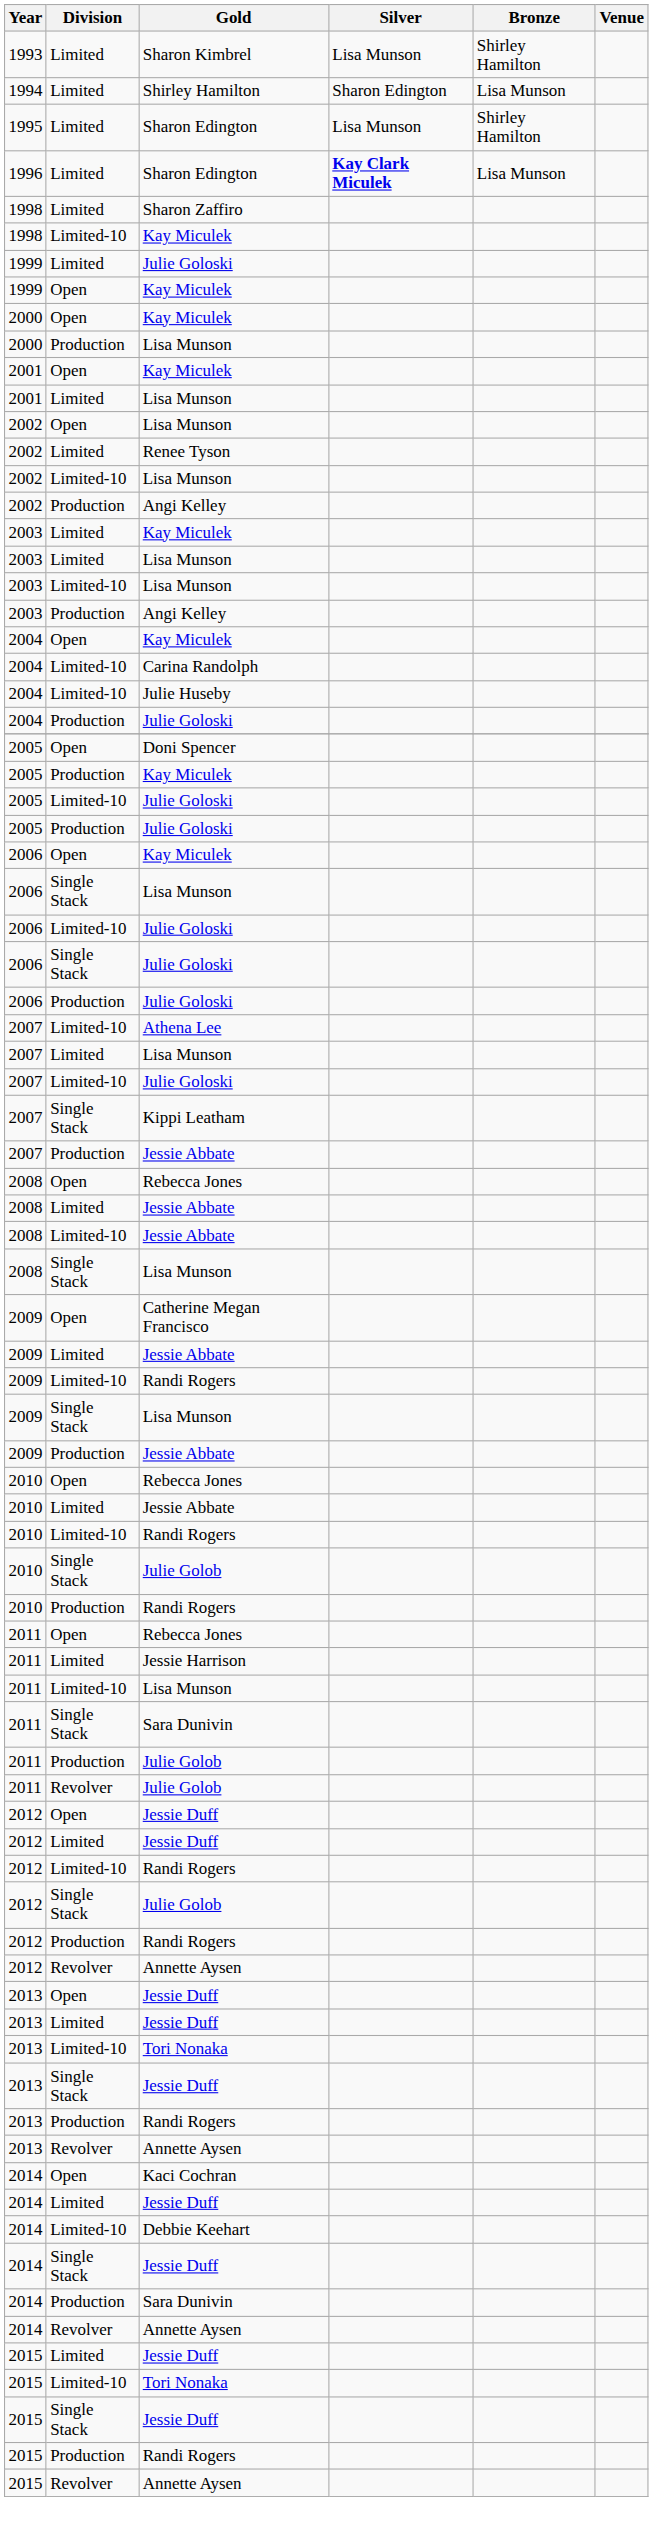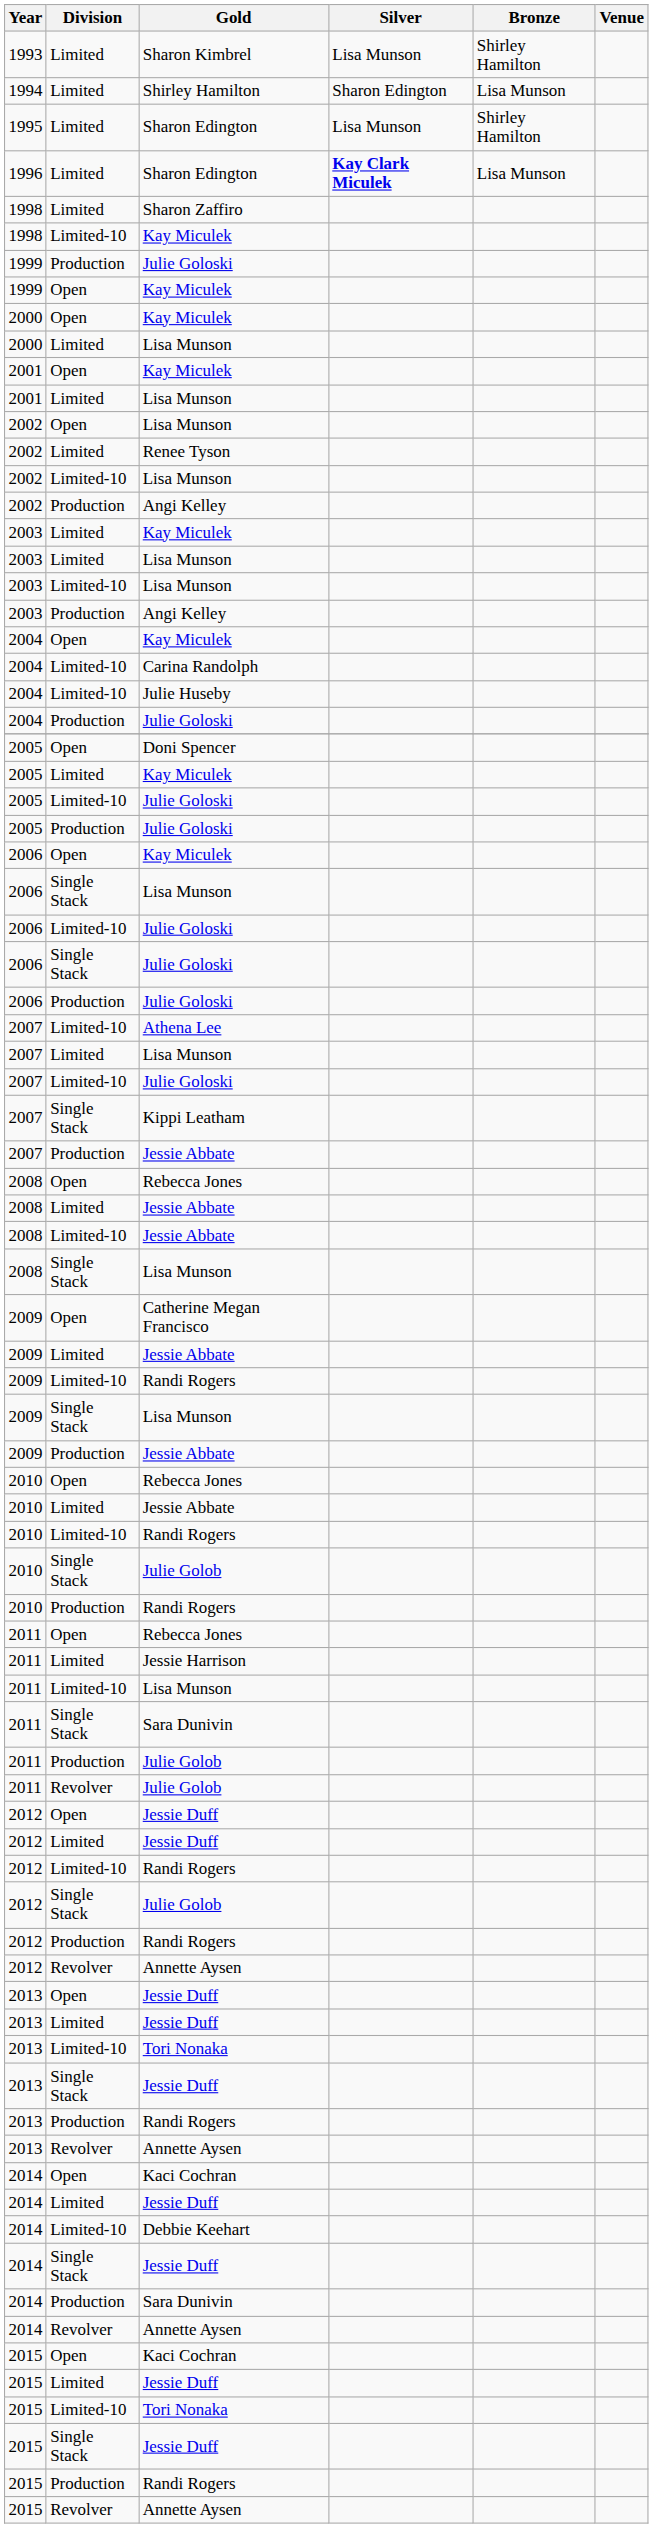(77, 263) Limited -> (87, 263) Production
(87, 344) Production -> (77, 344) Limited
(87, 774) Production -> (77, 774) Limited
+ row: (25, 2356)
